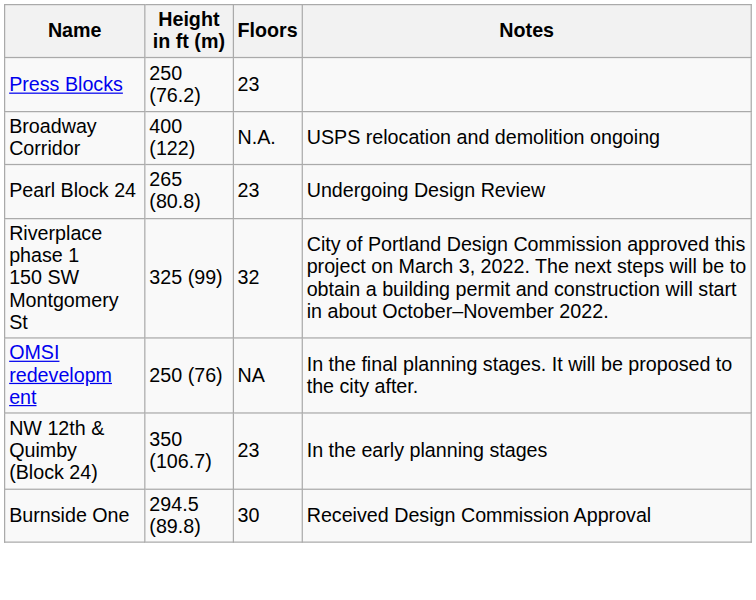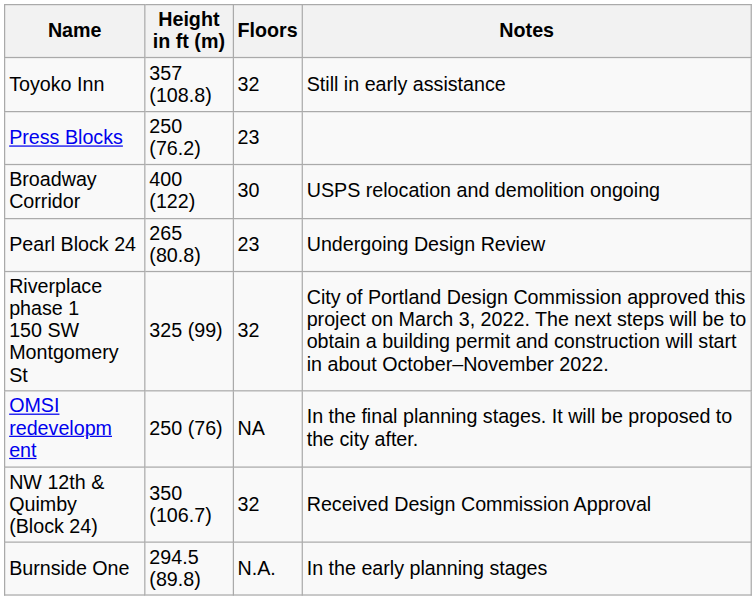+ row: (57, 84)
(257, 137) N.A. -> (248, 191) 30
(248, 450) 23 -> (248, 504) 32
(427, 450) In the early planning stages -> (479, 504) Received Design Commission Approval
(248, 515) 30 -> (257, 568) N.A.
(479, 515) Received Design Commission Approval -> (427, 568) In the early planning stages
